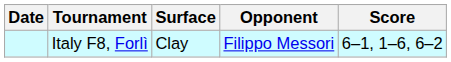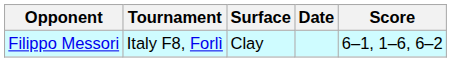columns swapped: (26, 17) <-> (279, 17)
